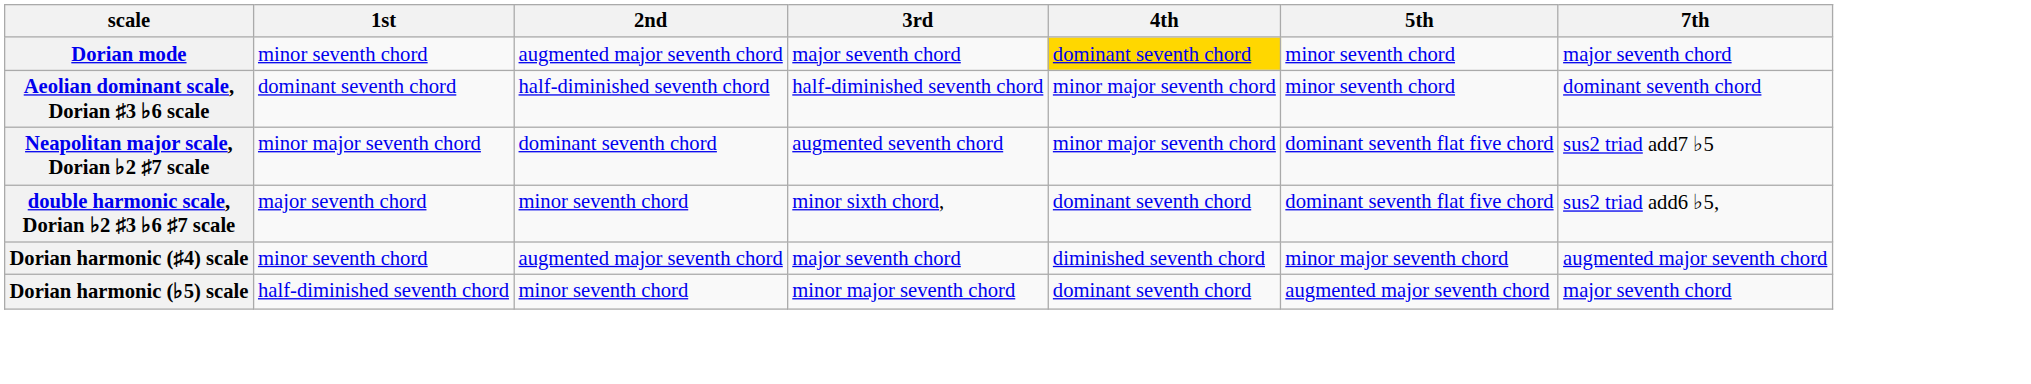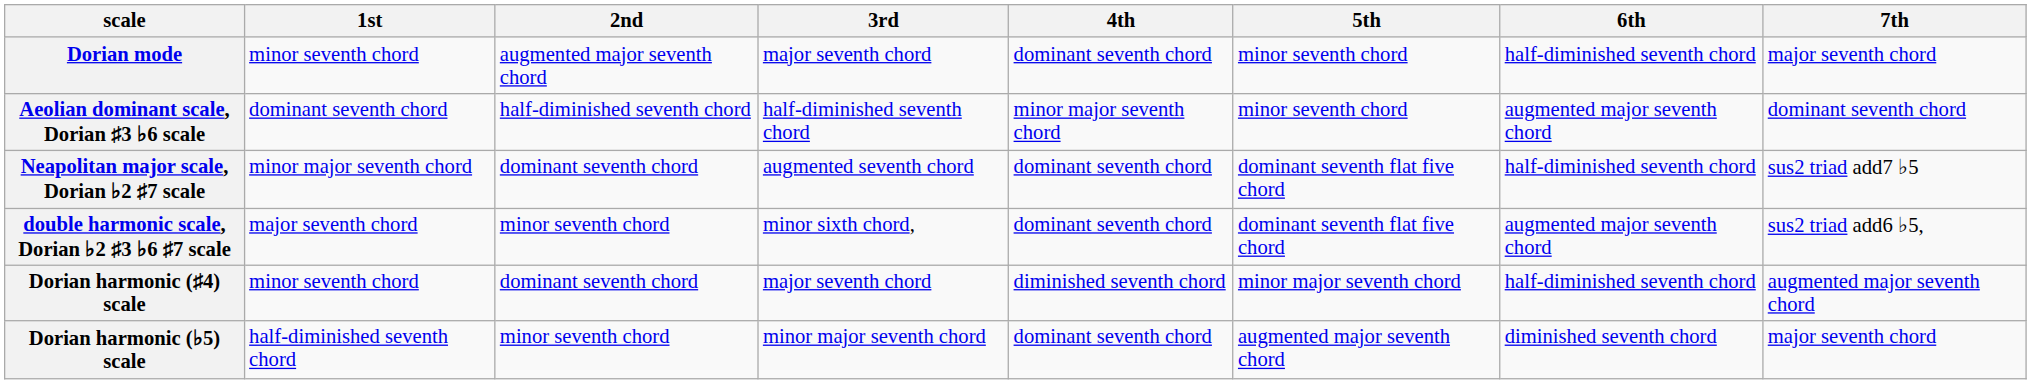+ column: (1631, 20)
(1152, 53) gold background -> (1113, 53) no background
(1164, 143) minor major seventh chord -> (1113, 166) dominant seventh chord
(651, 258) augmented major seventh chord -> (599, 281) dominant seventh chord
